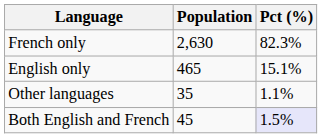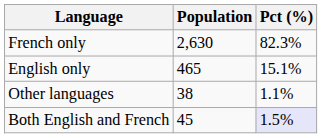(185, 94) 35 -> (185, 94) 38
